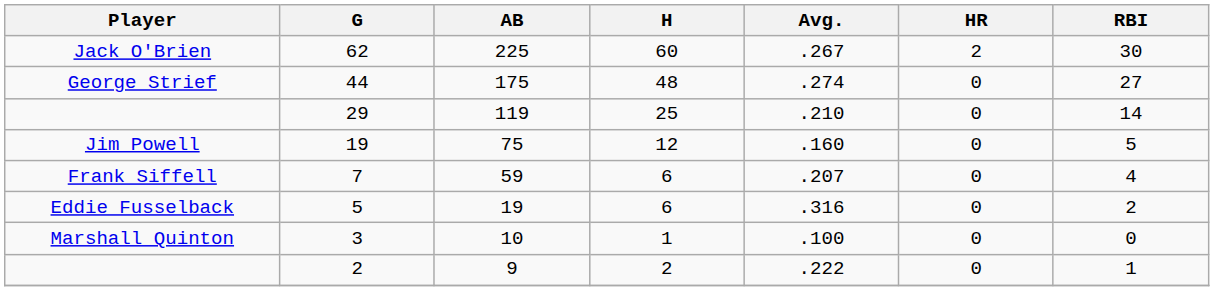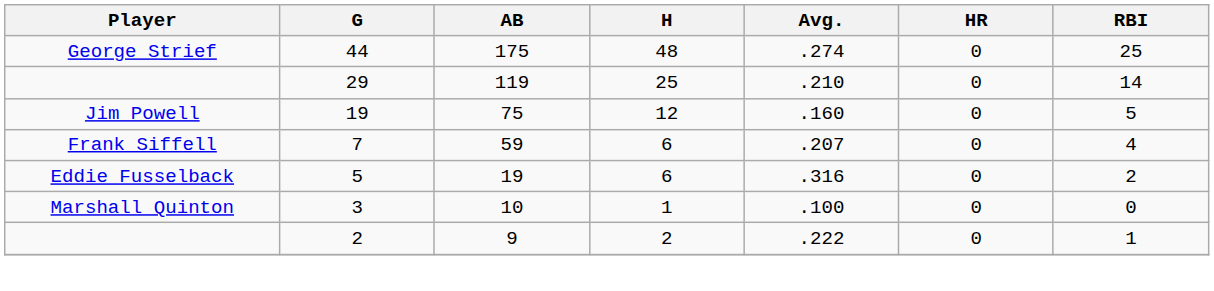- row: (357, 51)
(1131, 83) 27 -> (1131, 51) 25
